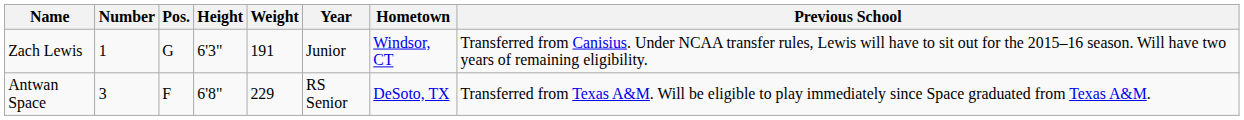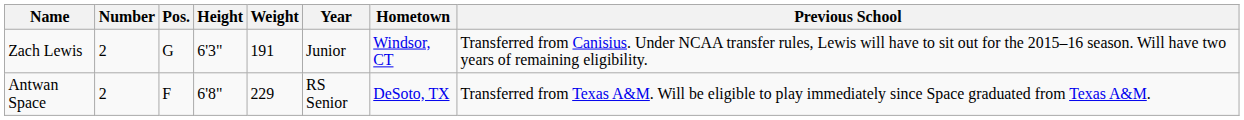(103, 51) 1 -> (103, 51) 2
(103, 94) 3 -> (103, 94) 2
